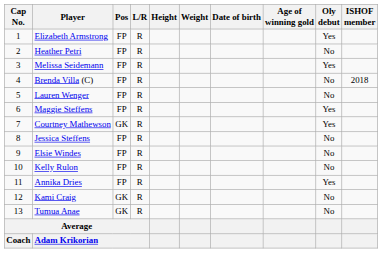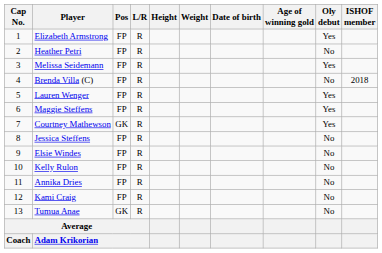(329, 94) No -> (329, 94) Yes
(329, 182) Yes -> (329, 182) No
(122, 196) GK -> (122, 196) FP
